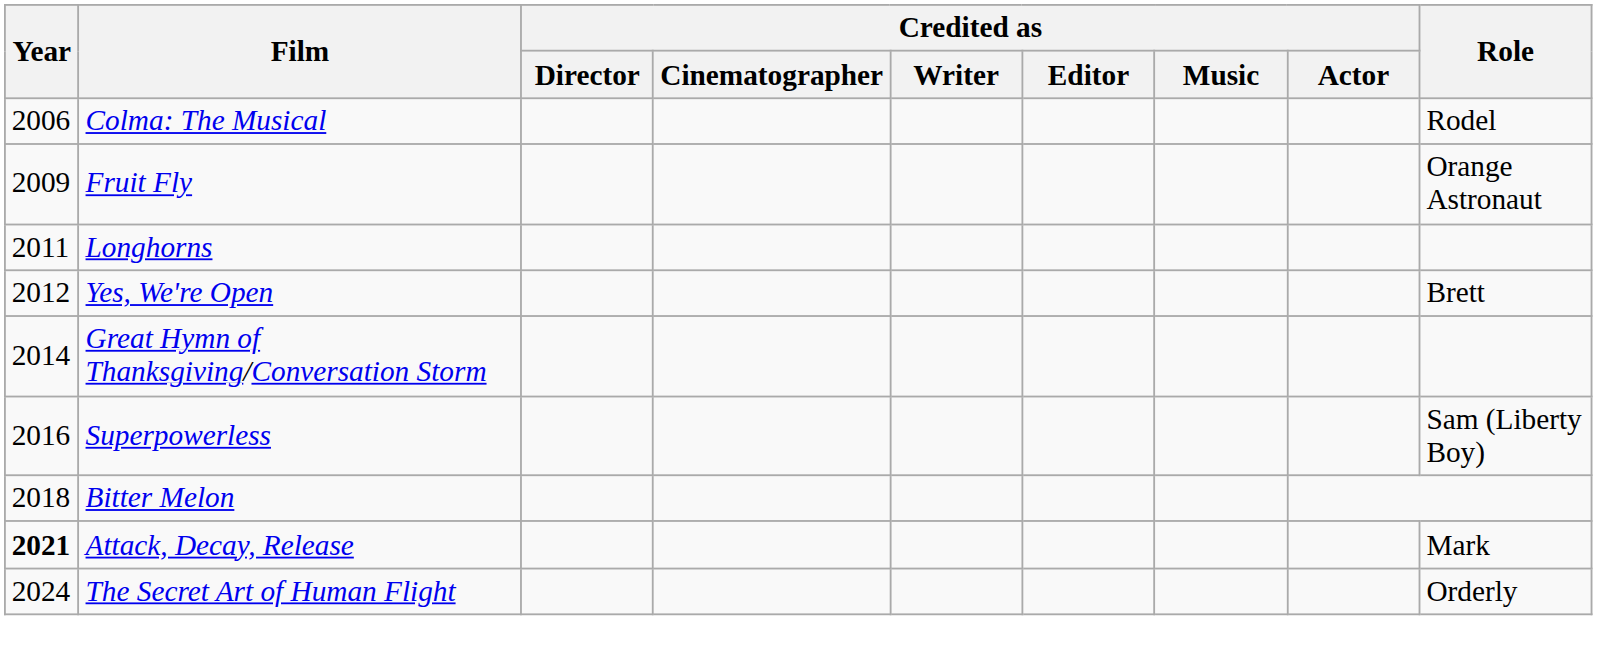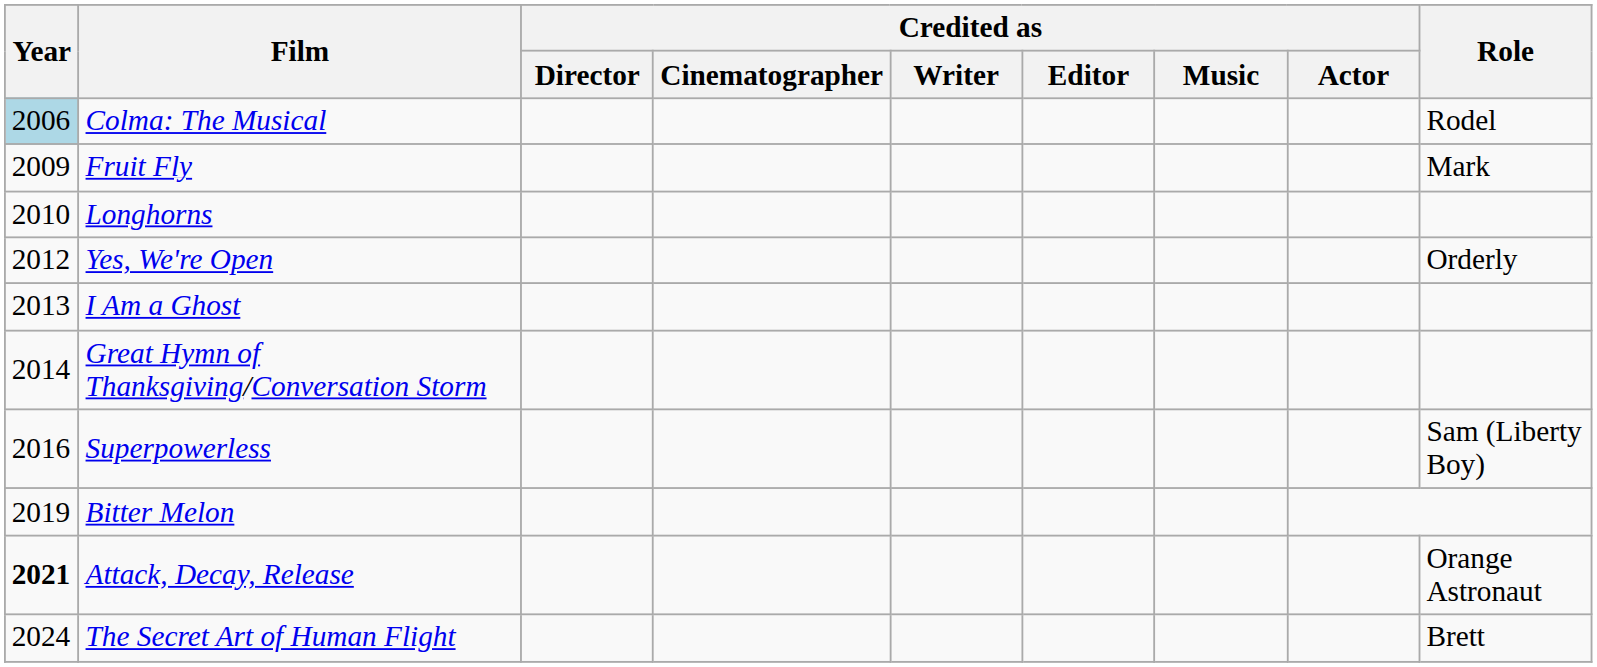(41, 120) no background -> (41, 120) lightblue background
(1484, 183) Orange Astronaut -> (1458, 167) Mark
(40, 246) 2011 -> (41, 213) 2010
(1456, 292) Brett -> (1472, 259) Orderly
+ row: (163, 306)
(41, 498) 2018 -> (41, 511) 2019
(1458, 544) Mark -> (1484, 574) Orange Astronaut
(1472, 590) Orderly -> (1456, 637) Brett
